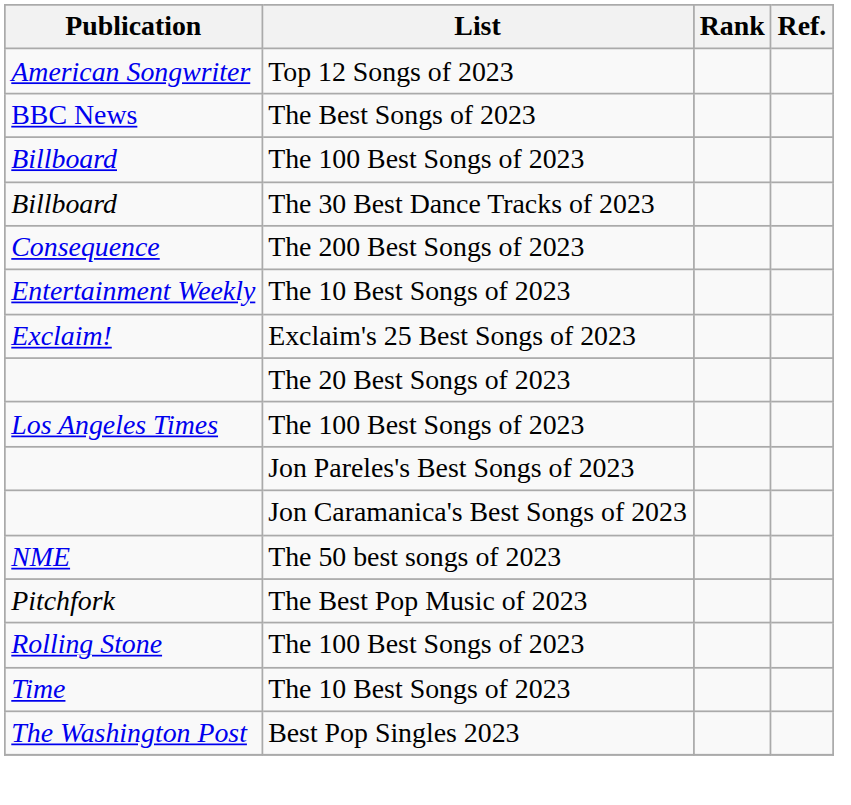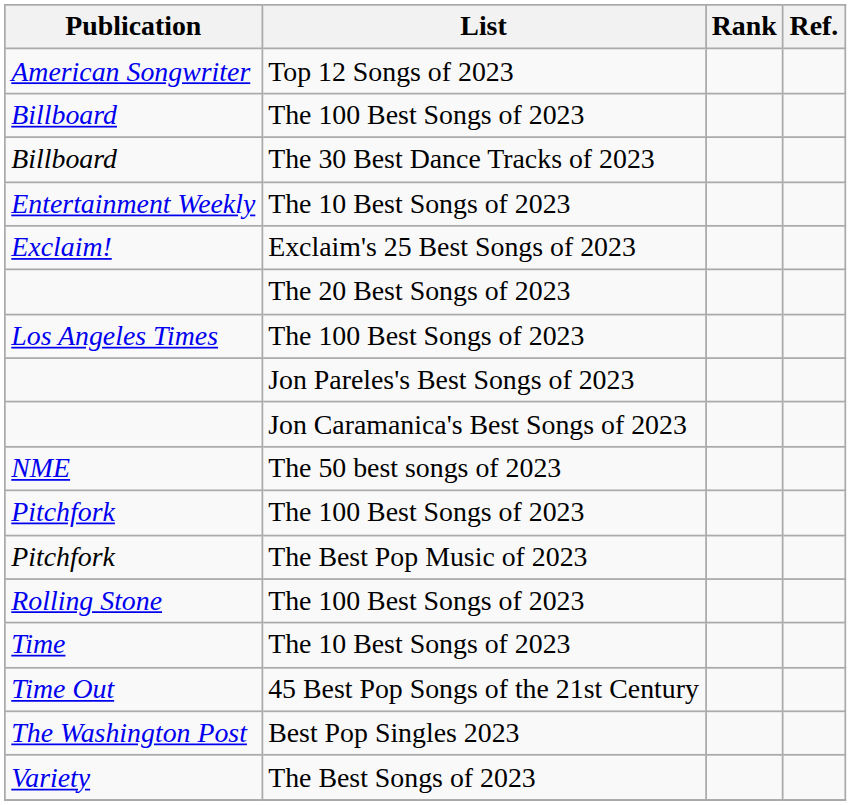- row: (74, 114)
- row: (86, 247)
+ row: (63, 512)
+ row: (63, 688)
+ row: (51, 777)
